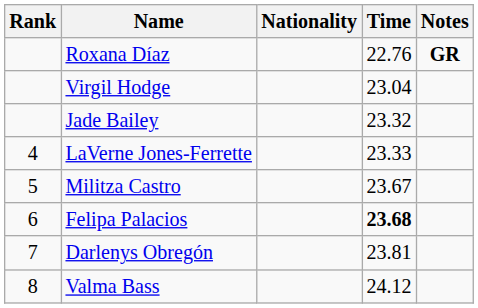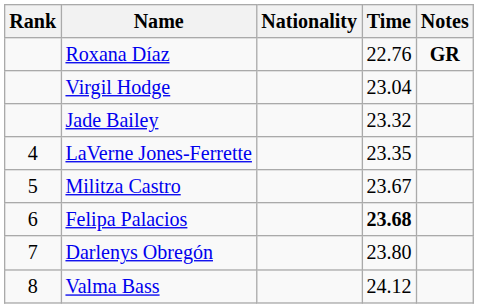(389, 153) 23.33 -> (389, 153) 23.35
(389, 252) 23.81 -> (389, 252) 23.80
